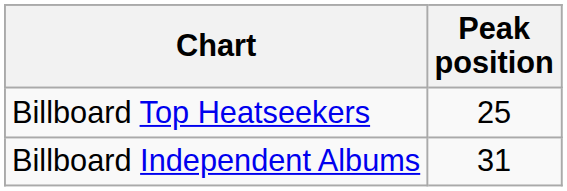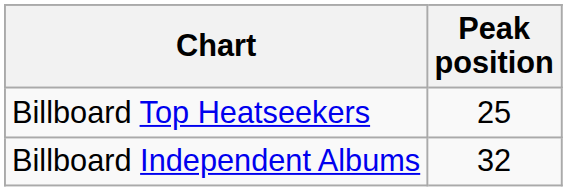(494, 160) 31 -> (494, 160) 32
